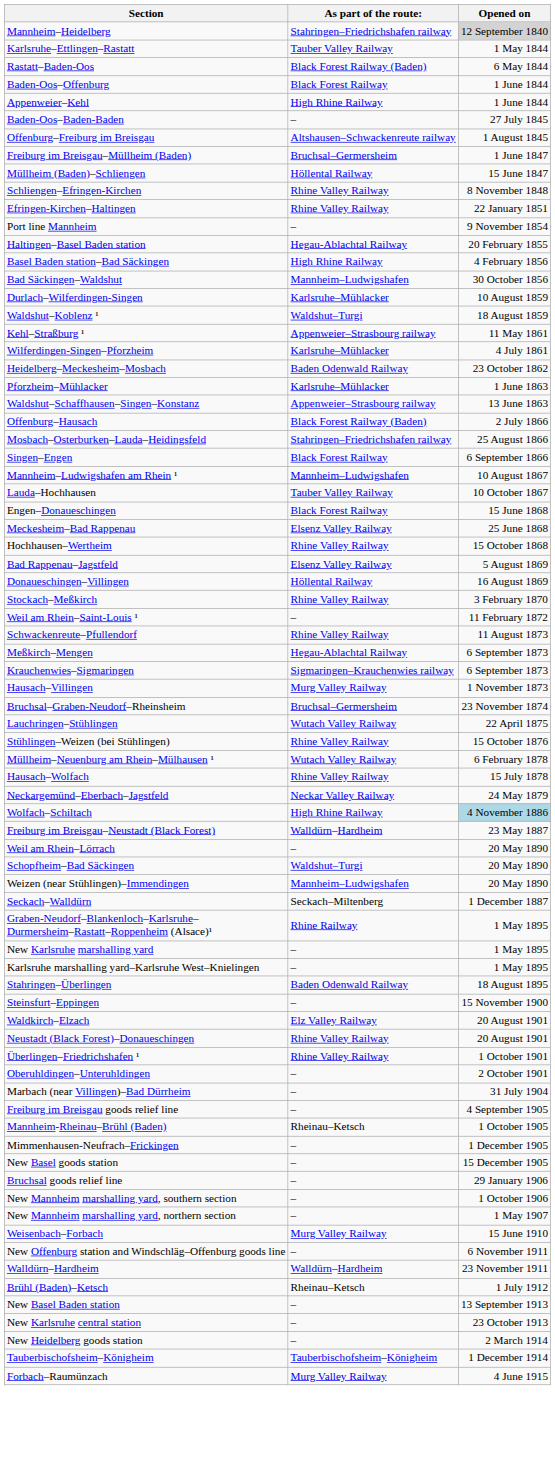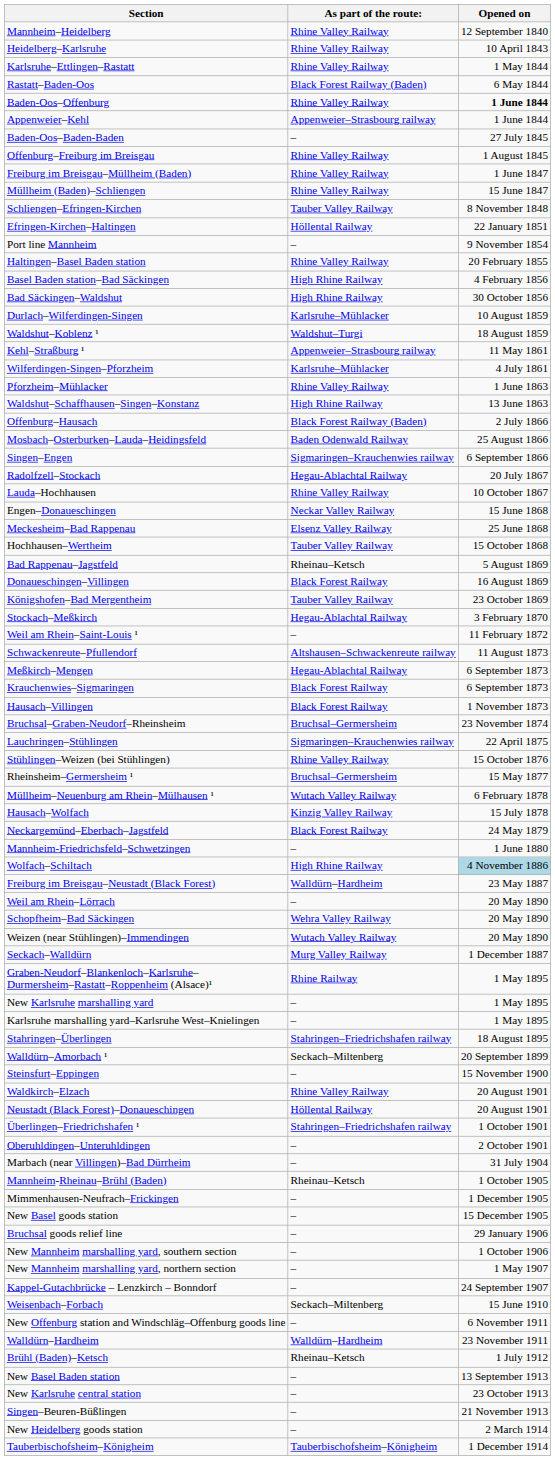(371, 31) Stahringen–Friedrichshafen railway -> (340, 31) Rhine Valley Railway
(504, 31) lightgrey background -> (504, 31) no background
+ row: (57, 48)
(342, 48) Tauber Valley Railway -> (340, 66) Rhine Valley Railway
(339, 84) Black Forest Railway -> (340, 102) Rhine Valley Railway
(521, 84) normal -> (520, 102) bold
(337, 102) High Rhine Railway -> (363, 119) Appenweier–Strasbourg railway
(373, 137) Altshausen–Schwackenreute railway -> (340, 155) Rhine Valley Railway
(344, 155) Bruchsal–Germersheim -> (340, 173) Rhine Valley Railway
(331, 173) Höllental Railway -> (340, 191) Rhine Valley Railway
(340, 191) Rhine Valley Railway -> (342, 208) Tauber Valley Railway
(340, 208) Rhine Valley Railway -> (331, 226) Höllental Railway
(349, 244) Hegau-Ablachtal Railway -> (340, 262) Rhine Valley Railway
(350, 279) Mannheim–Ludwigshafen -> (337, 297) High Rhine Railway
- row: (86, 368)
(340, 386) Karlsruhe–Mühlacker -> (340, 386) Rhine Valley Railway
(363, 404) Appenweier–Strasbourg railway -> (337, 404) High Rhine Railway
(371, 439) Stahringen–Friedrichshafen railway -> (349, 439) Baden Odenwald Railway
(339, 457) Black Forest Railway -> (372, 457) Sigmaringen–Krauchenwies railway
+ row: (54, 475)
- row: (92, 475)
(342, 492) Tauber Valley Railway -> (340, 492) Rhine Valley Railway
(339, 510) Black Forest Railway -> (342, 510) Neckar Valley Railway
(340, 546) Rhine Valley Railway -> (342, 546) Tauber Valley Railway
(341, 564) Elsenz Valley Railway -> (328, 564) Rheinau–Ketsch
(331, 581) Höllental Railway -> (339, 581) Black Forest Railway
+ row: (79, 599)
(340, 599) Rhine Valley Railway -> (349, 617) Hegau-Ablachtal Railway
(340, 635) Rhine Valley Railway -> (373, 652) Altshausen–Schwackenreute railway
(372, 670) Sigmaringen–Krauchenwies railway -> (339, 688) Black Forest Railway
(339, 688) Murg Valley Railway -> (339, 706) Black Forest Railway
(343, 723) Wutach Valley Railway -> (372, 741) Sigmaringen–Krauchenwies railway
+ row: (70, 777)
(340, 777) Rhine Valley Railway -> (341, 812) Kinzig Valley Railway
(342, 794) Neckar Valley Railway -> (339, 830) Black Forest Railway
+ row: (99, 848)
(327, 865) Waldshut–Turgi -> (341, 919) Wehra Valley Railway
(350, 883) Mannheim–Ludwigshafen -> (343, 937) Wutach Valley Railway
(337, 901) Seckach–Miltenberg -> (339, 954) Murg Valley Railway
(349, 985) Baden Odenwald Railway -> (371, 1038) Stahringen–Friedrichshafen railway
+ row: (57, 1056)
(334, 1020) Elz Valley Railway -> (340, 1091) Rhine Valley Railway
(340, 1038) Rhine Valley Railway -> (331, 1109) Höllental Railway
(340, 1056) Rhine Valley Railway -> (371, 1127) Stahringen–Friedrichshafen railway
- row: (93, 1109)
+ row: (112, 1287)
(339, 1233) Murg Valley Railway -> (337, 1304) Seckach–Miltenberg
+ row: (67, 1411)
- row: (57, 1375)
